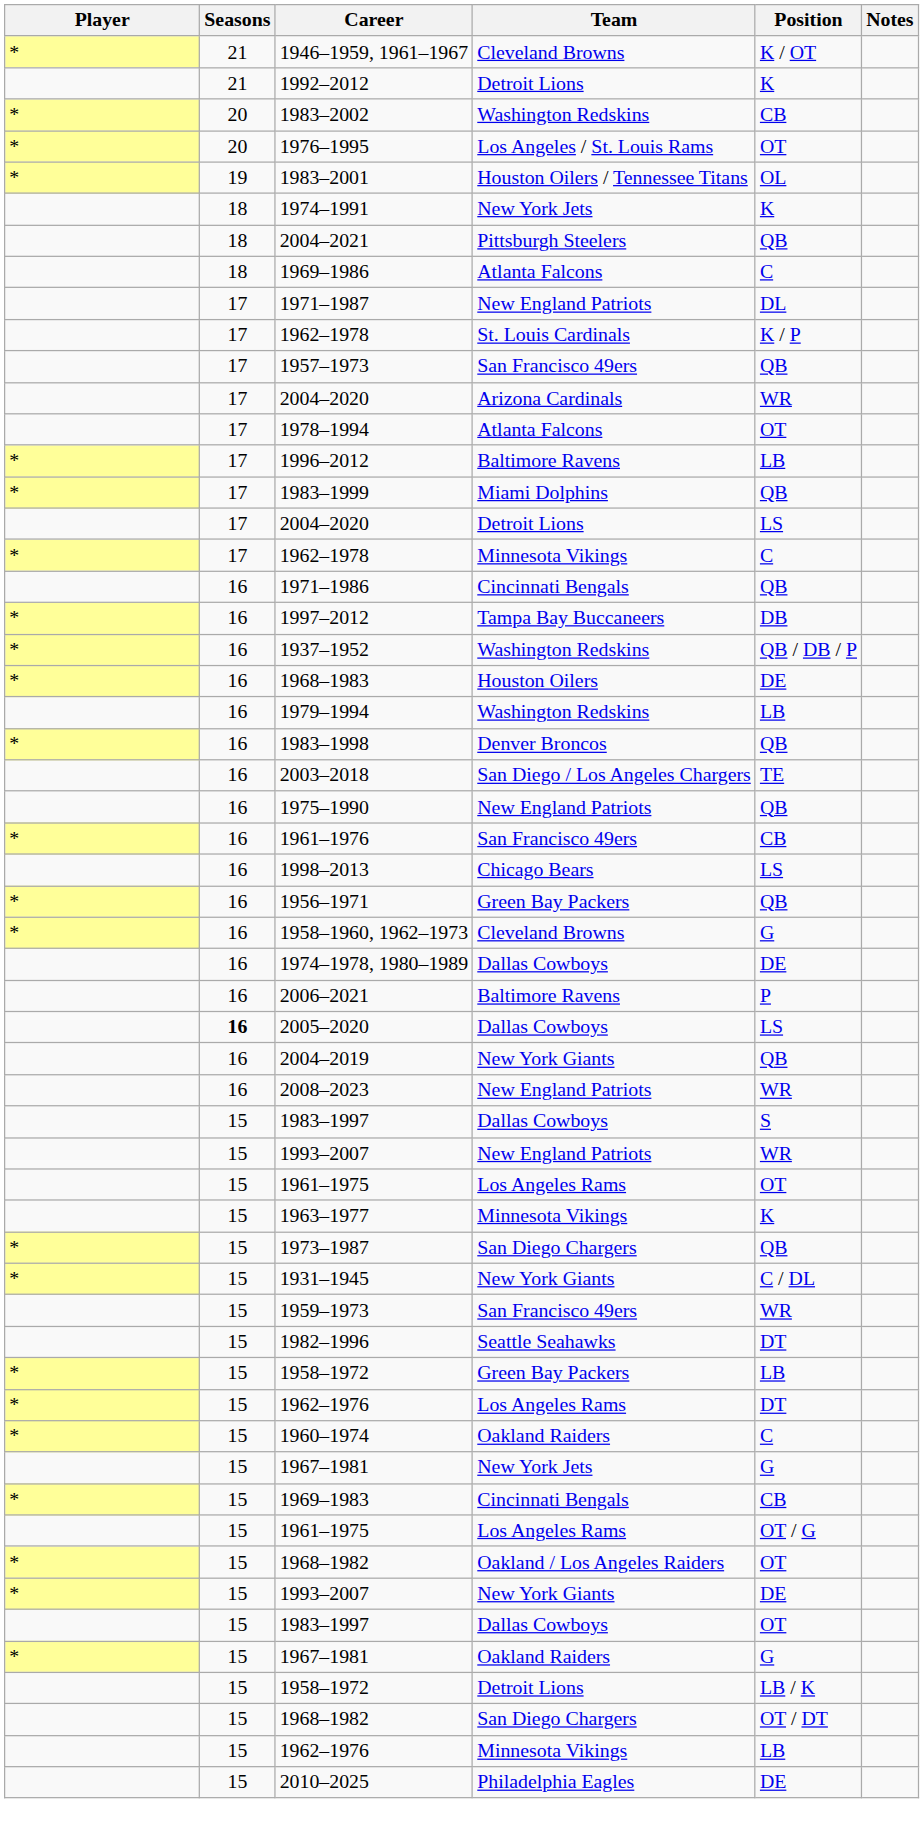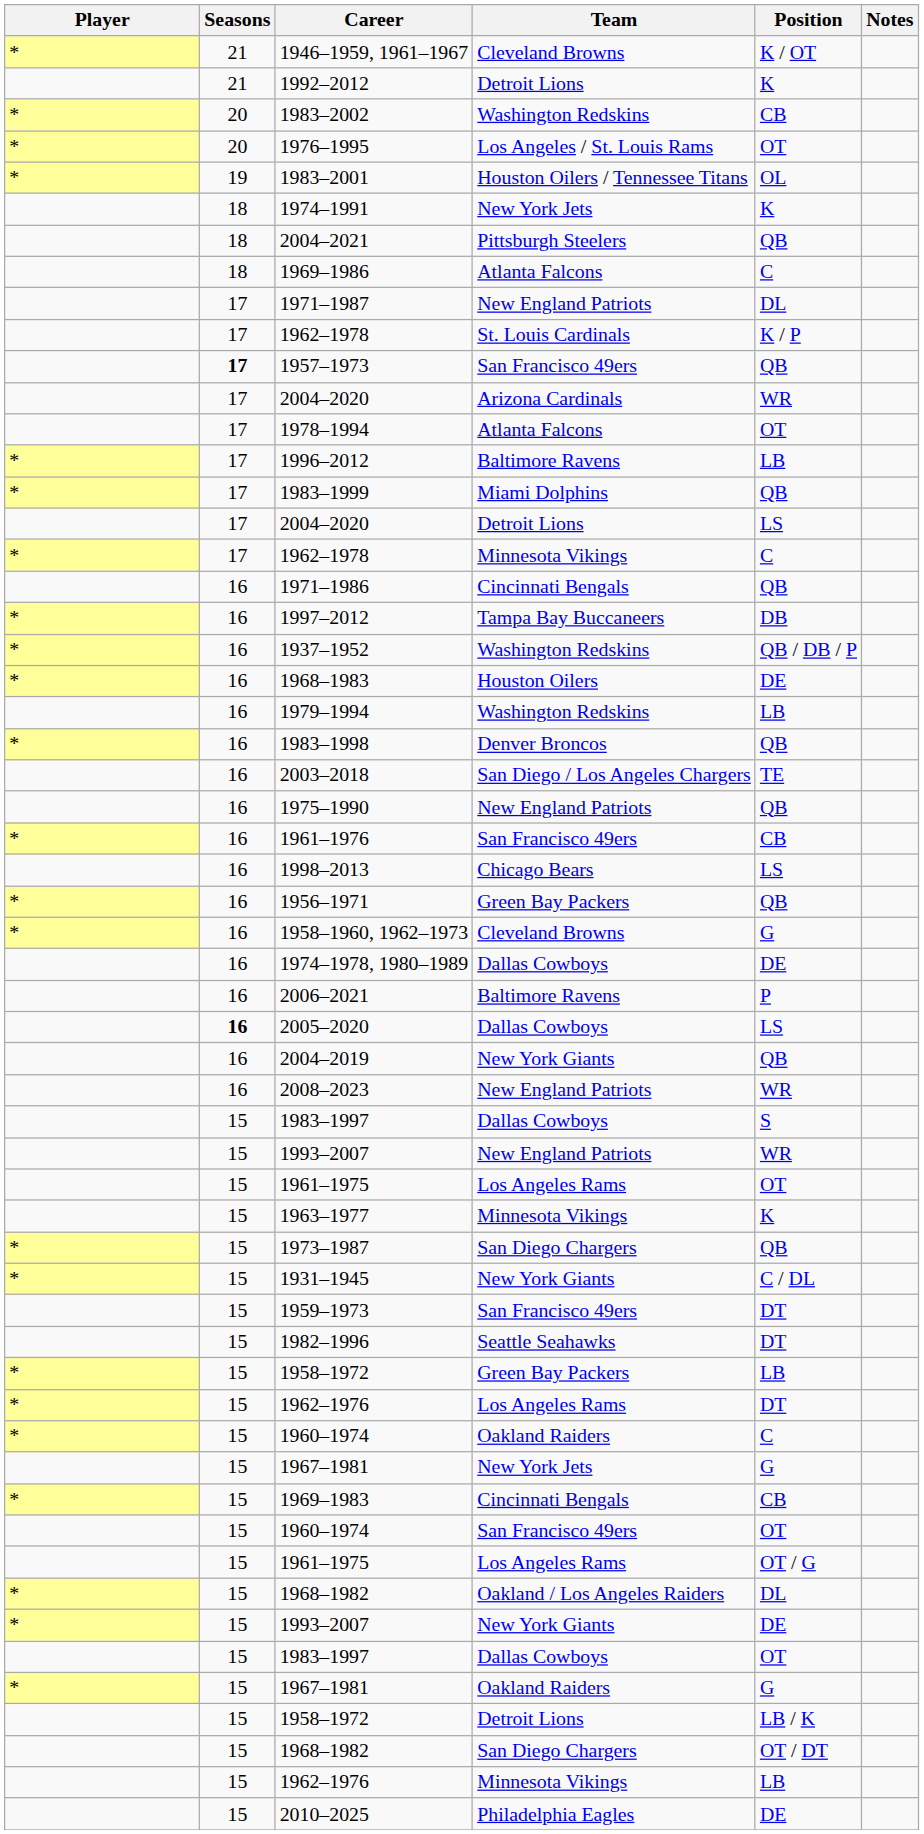(237, 366) normal -> (237, 366) bold
(776, 1310) WR -> (773, 1310) DT
+ row: (324, 1530)
(773, 1562) OT -> (773, 1593) DL
